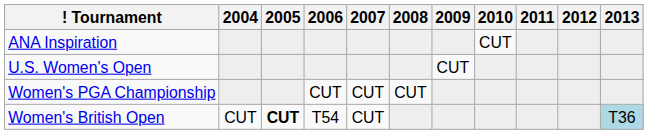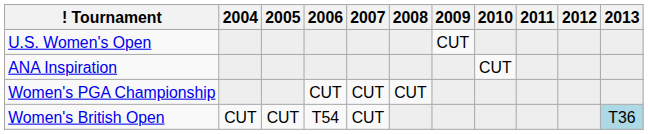rows swapped: (63, 42) <-> (80, 67)
(283, 117) bold -> (283, 117) normal
